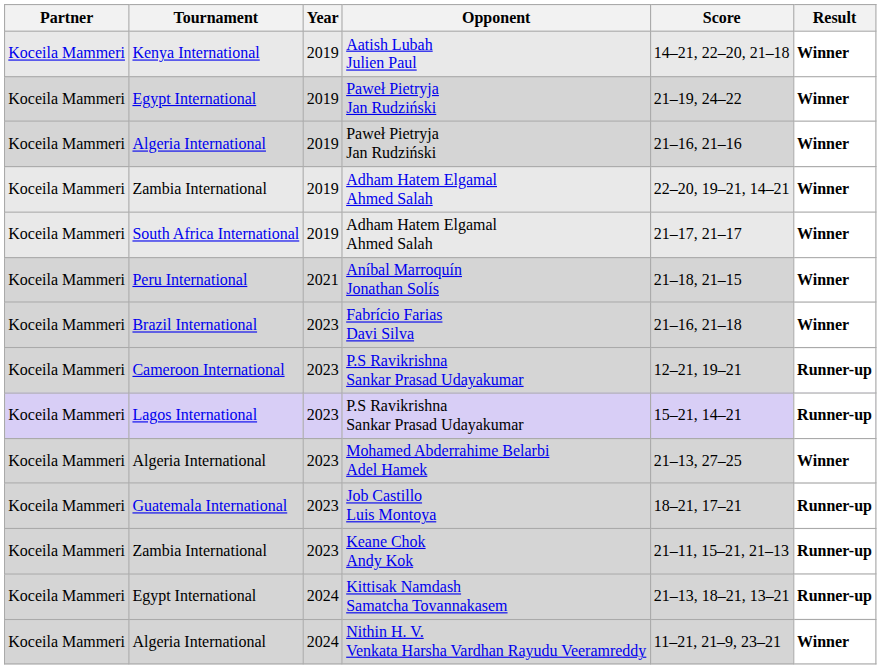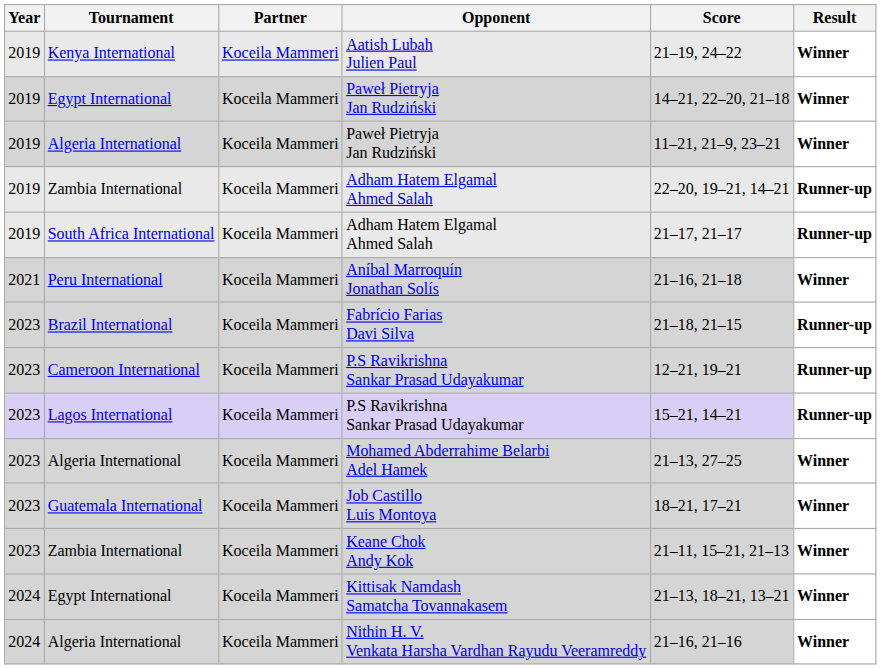columns swapped: (323, 18) <-> (67, 18)
(722, 53) 14–21, 22–20, 21–18 -> (698, 53) 21–19, 24–22
(698, 99) 21–19, 24–22 -> (722, 99) 14–21, 22–20, 21–18
(698, 144) 21–16, 21–16 -> (717, 144) 11–21, 21–9, 23–21
(823, 189) Winner -> (835, 189) Runner-up
(823, 234) Winner -> (835, 234) Runner-up
(698, 280) 21–18, 21–15 -> (698, 280) 21–16, 21–18
(698, 325) 21–16, 21–18 -> (698, 325) 21–18, 21–15
(823, 325) Winner -> (835, 325) Runner-up
(835, 506) Runner-up -> (823, 506) Winner
(835, 551) Runner-up -> (823, 551) Winner
(835, 596) Runner-up -> (823, 596) Winner
(717, 641) 11–21, 21–9, 23–21 -> (698, 641) 21–16, 21–16
